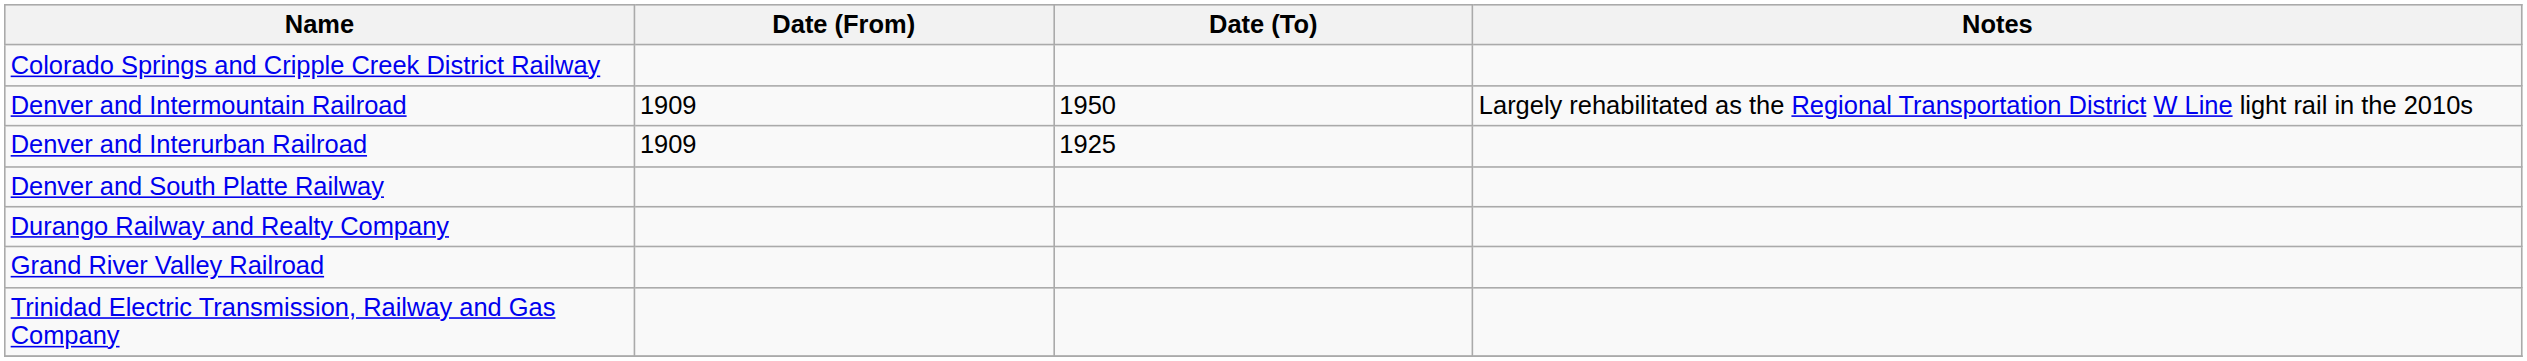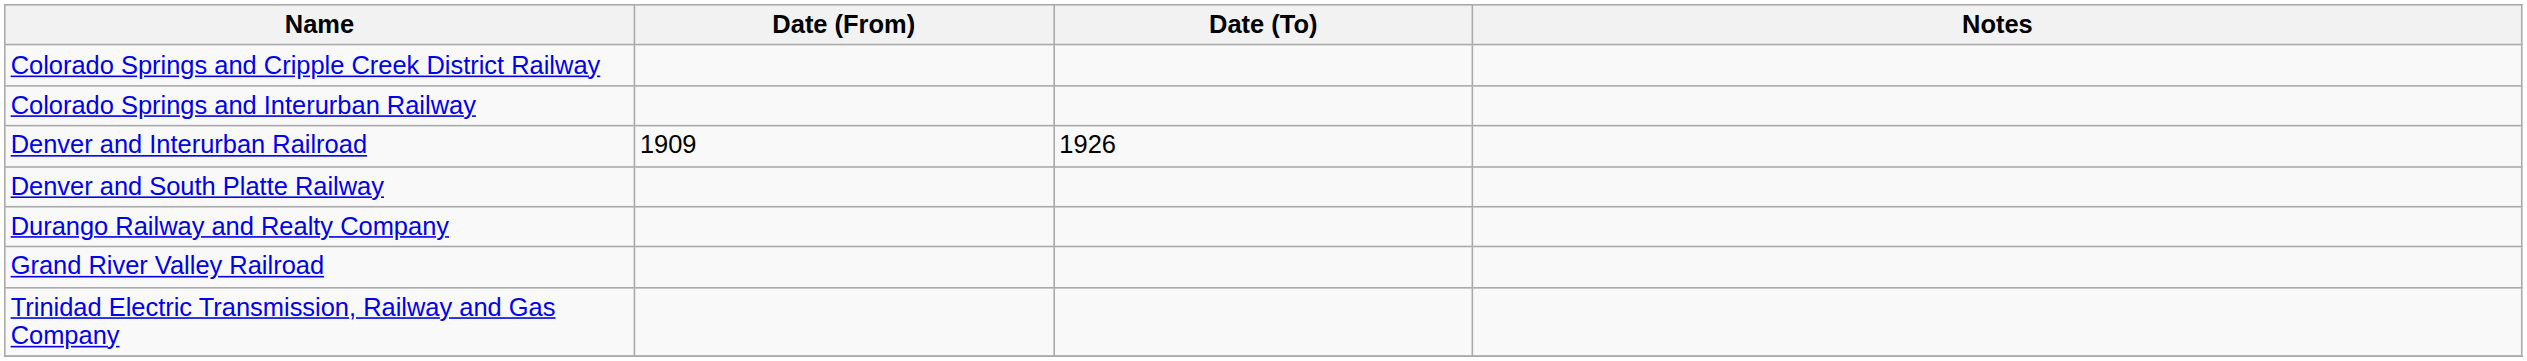+ row: (243, 105)
- row: (209, 105)
(1088, 145) 1925 -> (1088, 145) 1926
